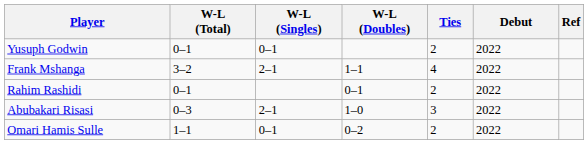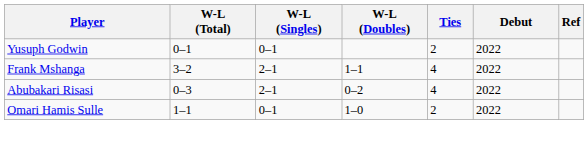- row: (44, 88)
(354, 109) 1–0 -> (354, 88) 0–2
(433, 109) 3 -> (433, 88) 4
(354, 129) 0–2 -> (354, 109) 1–0
